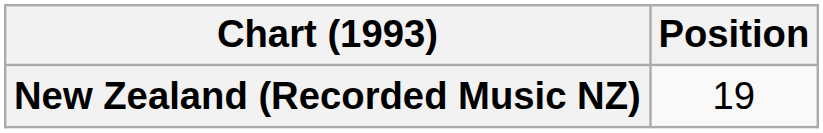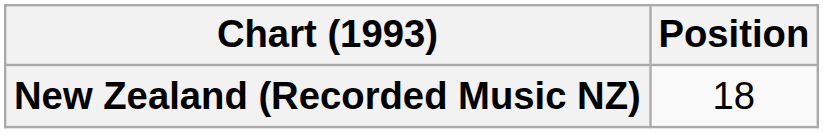(734, 95) 19 -> (734, 95) 18
